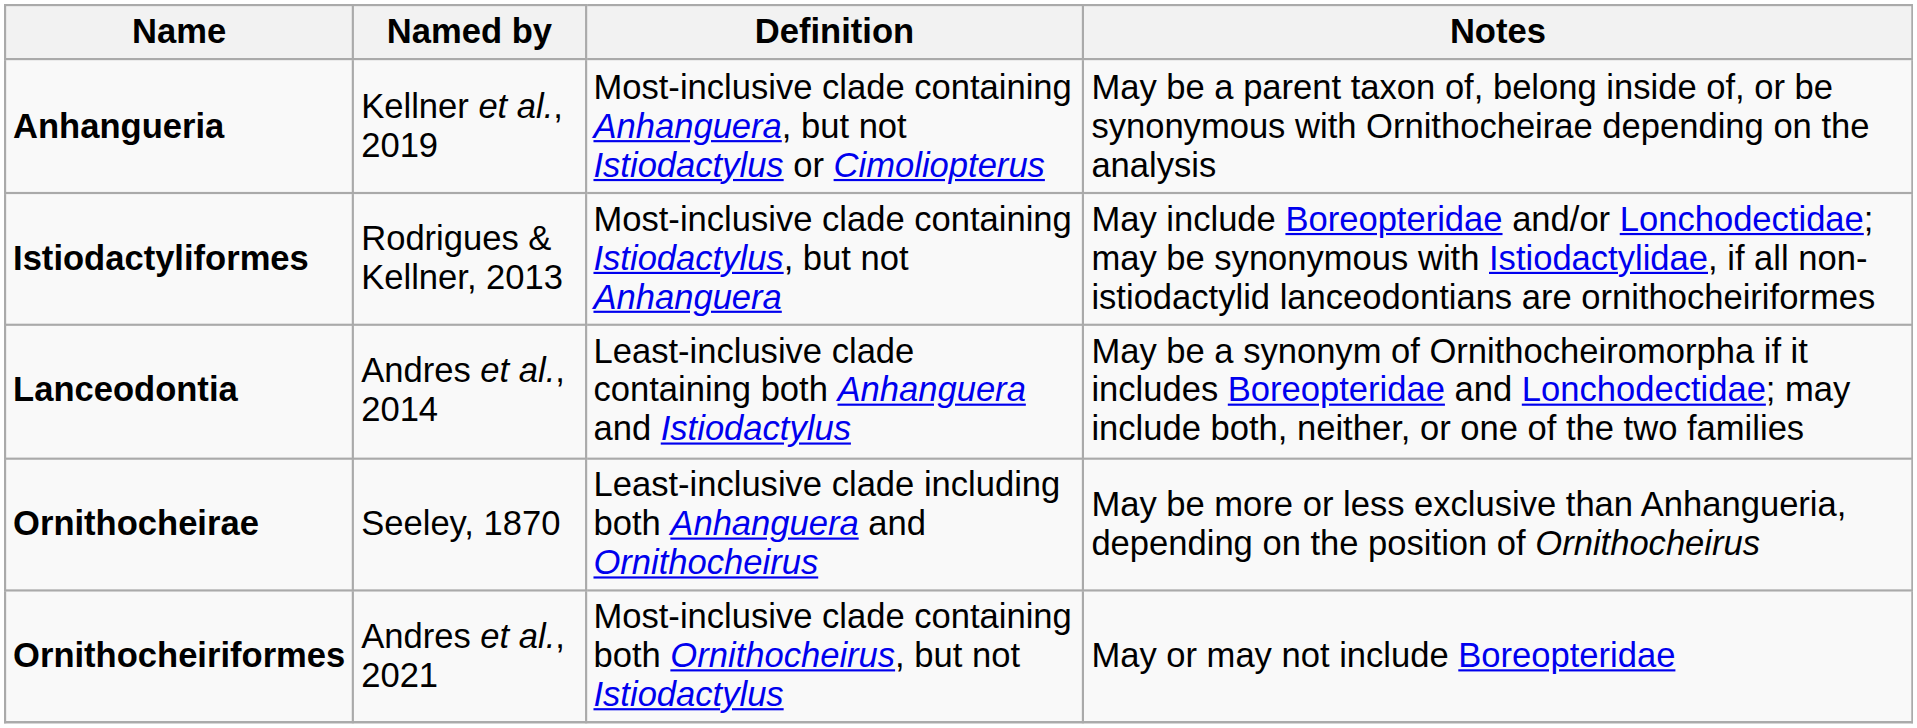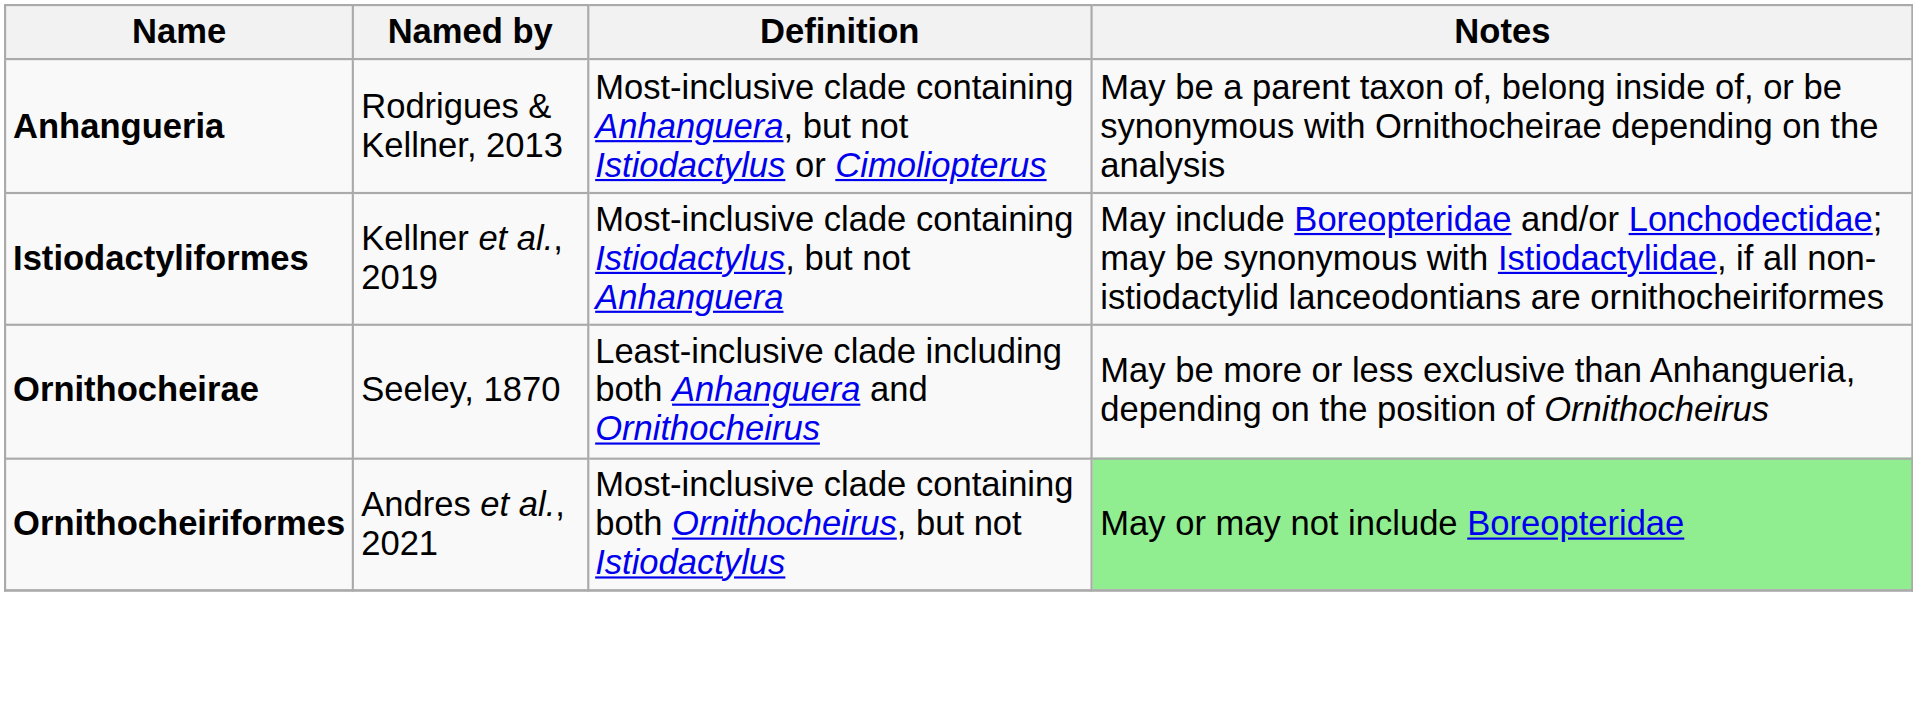(462, 125) Kellner et al., 2019 -> (462, 125) Rodrigues & Kellner, 2013
(462, 258) Rodrigues & Kellner, 2013 -> (462, 258) Kellner et al., 2019
- row: (125, 390)
(1383, 655) no background -> (1392, 523) lightgreen background
